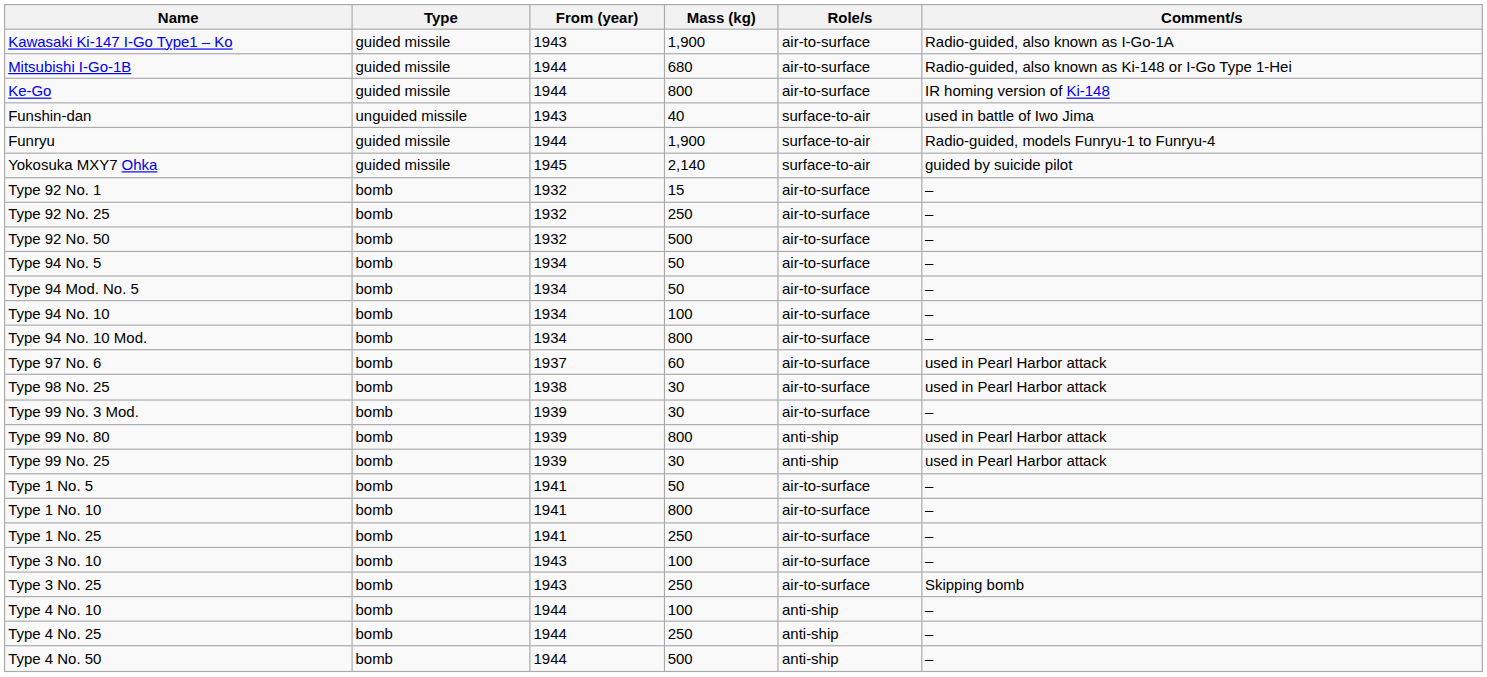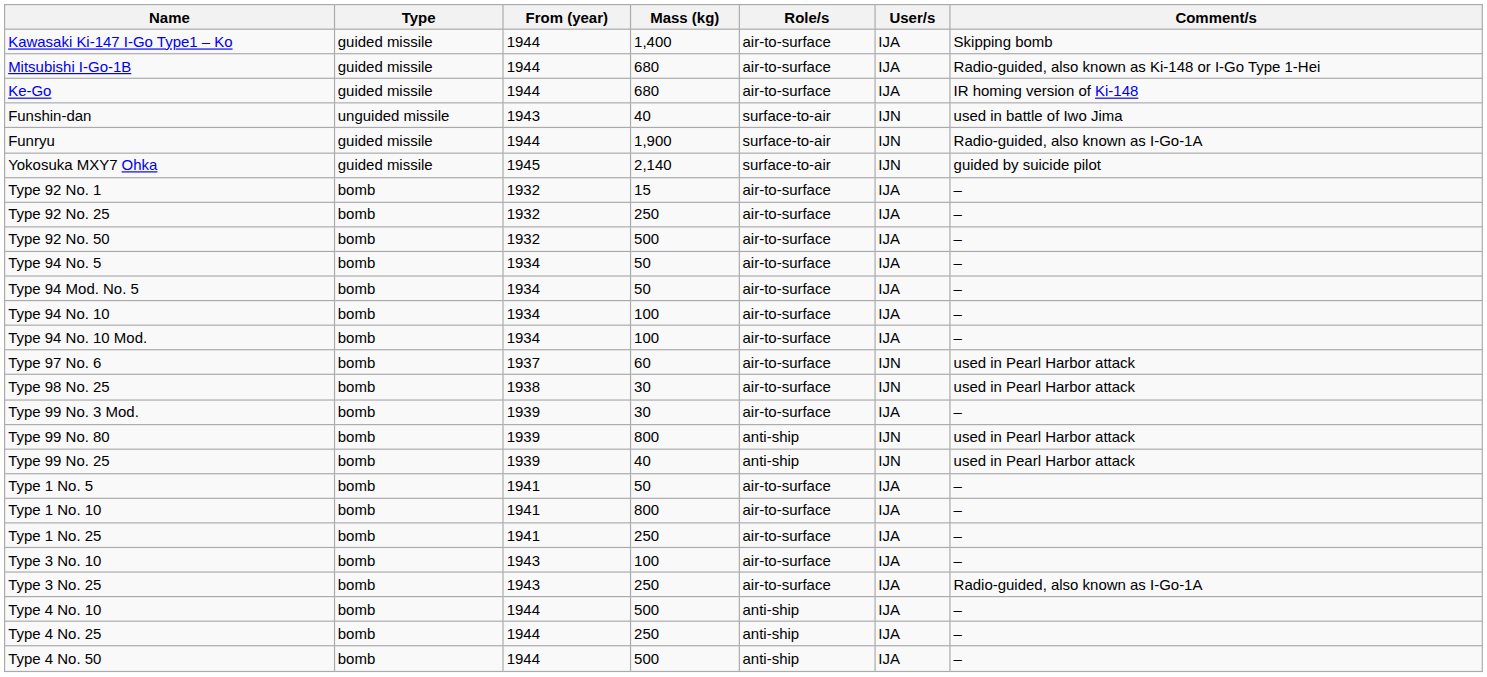+ column: (912, 17)
(550, 41) 1943 -> (523, 41) 1944
(686, 41) 1,900 -> (653, 41) 1,400
(1049, 41) Radio-guided, also known as I-Go-1A -> (1003, 41) Skipping bomb
(680, 91) 800 -> (647, 91) 680
(1070, 140) Radio-guided, models Funryu-1 to Funryu-4 -> (1078, 140) Radio-guided, also known as I-Go-1A
(680, 338) 800 -> (647, 338) 100
(676, 461) 30 -> (642, 461) 40
(975, 584) Skipping bomb -> (1078, 584) Radio-guided, also known as I-Go-1A
(680, 609) 100 -> (647, 609) 500
